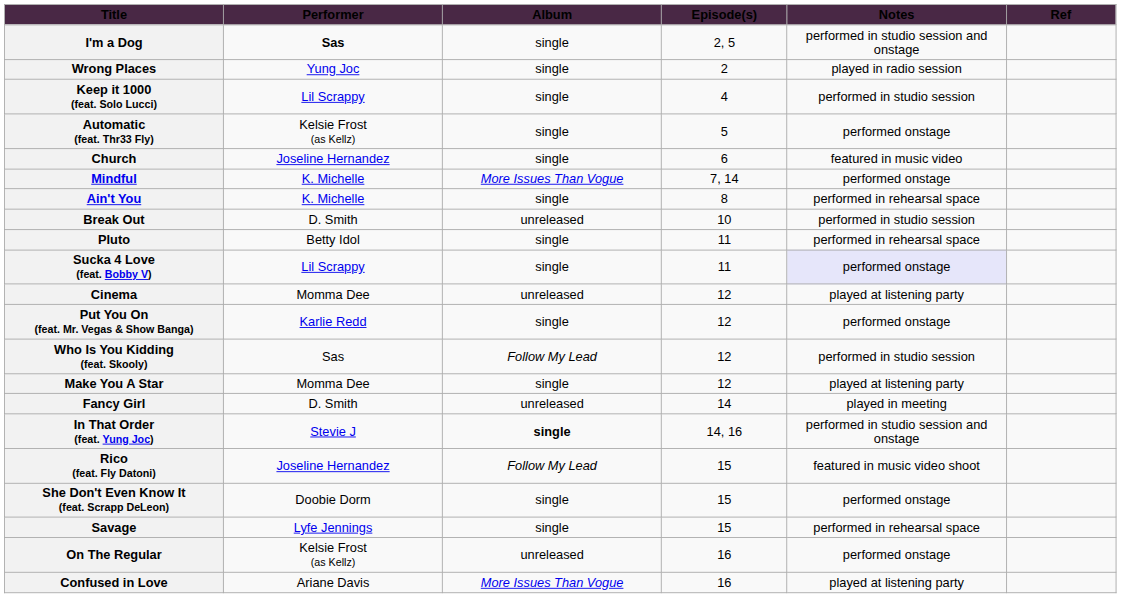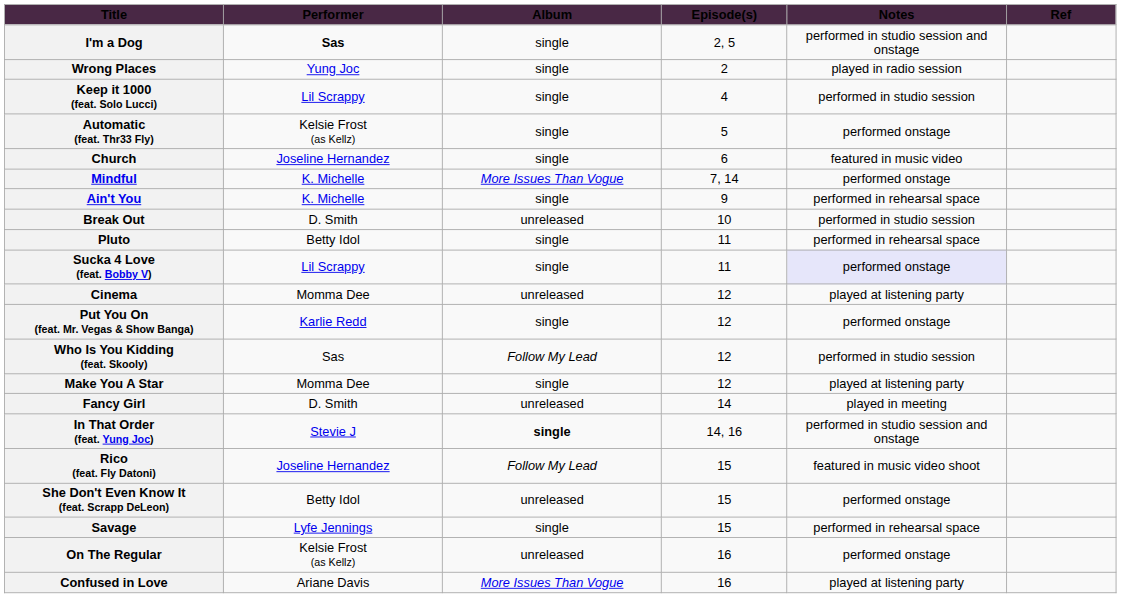(724, 199) 8 -> (724, 199) 9
(333, 500) Doobie Dorm -> (333, 500) Betty Idol
(552, 500) single -> (552, 500) unreleased
